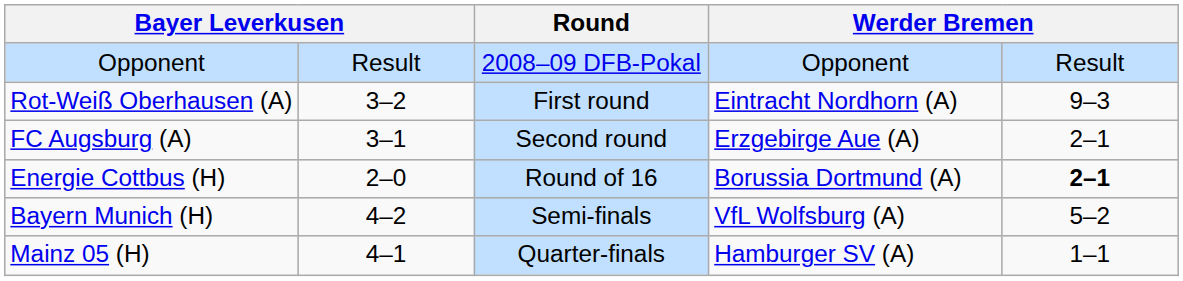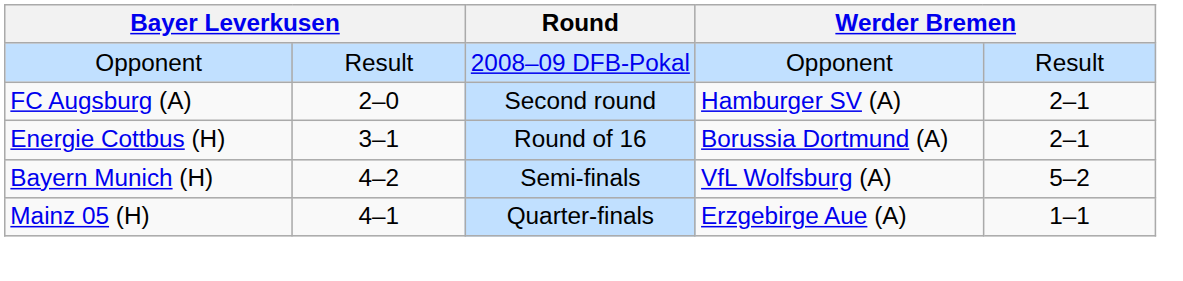- row: (151, 100)
(386, 139) 3–1 -> (379, 100) 2–0
(817, 139) Erzgebirge Aue (A) -> (801, 100) Hamburger SV (A)
(386, 178) 2–0 -> (379, 139) 3–1
(1090, 178) bold -> (1070, 139) normal
(814, 255) Hamburger SV (A) -> (804, 216) Erzgebirge Aue (A)
